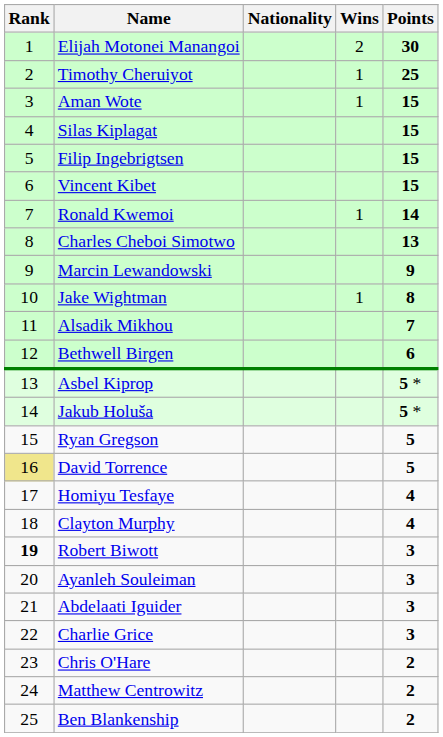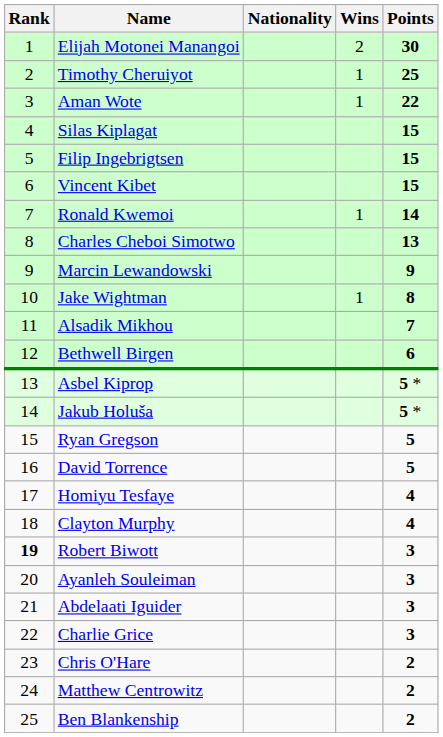(410, 102) 15 -> (410, 102) 22
(29, 467) khaki background -> (29, 467) no background
